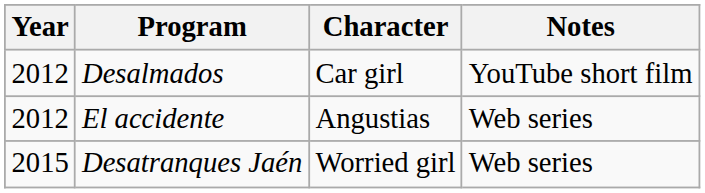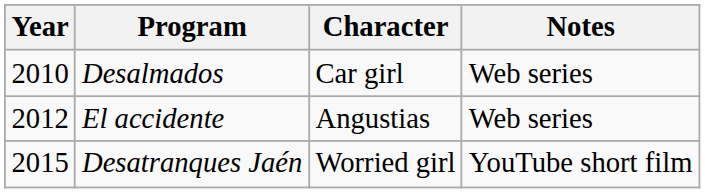(40, 72) 2012 -> (40, 72) 2010
(581, 72) YouTube short film -> (531, 72) Web series
(531, 163) Web series -> (581, 163) YouTube short film
